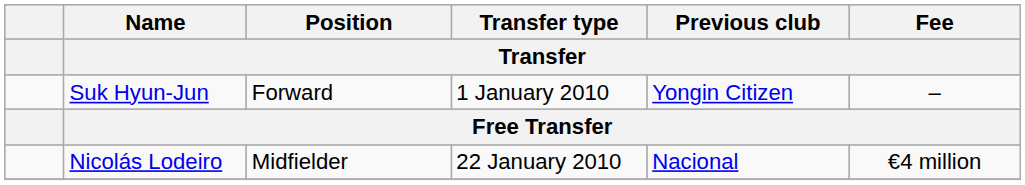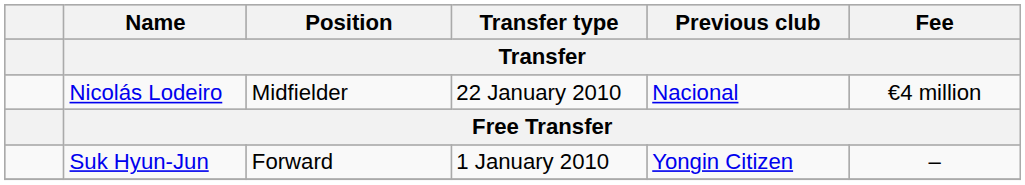rows swapped: (146, 162) <-> (139, 92)
